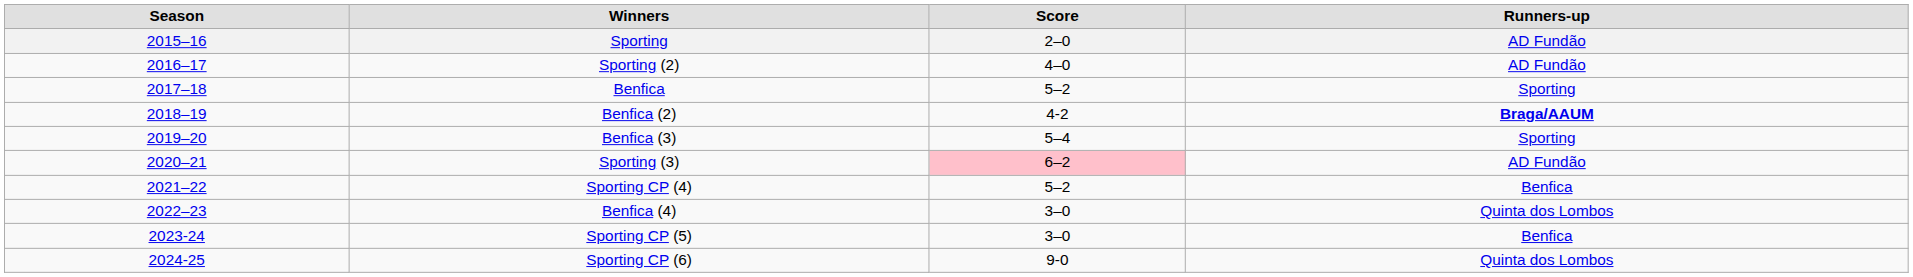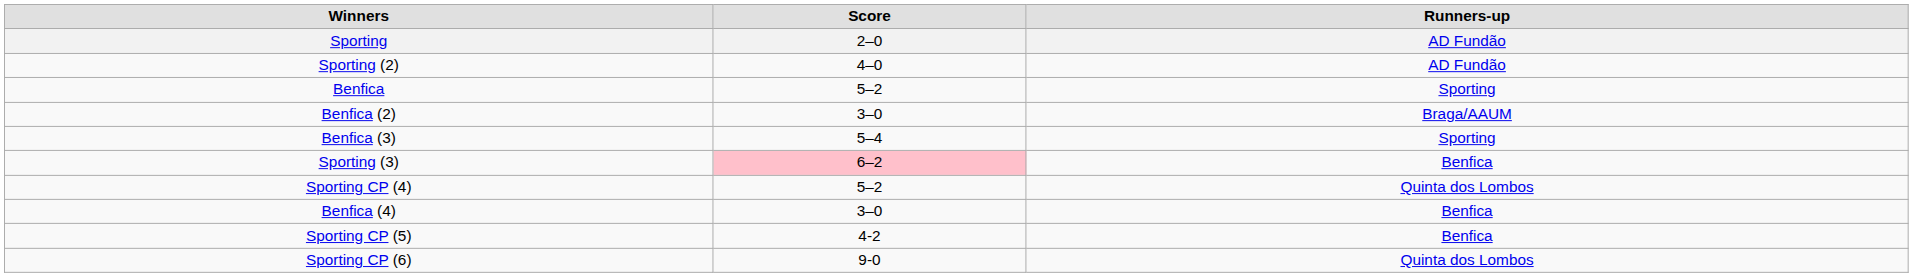- column: (177, 16)
(1057, 114) 4-2 -> (869, 114) 3–0
(1547, 114) bold -> (1467, 114) normal
(1547, 162) AD Fundão -> (1467, 162) Benfica
(1547, 187) Benfica -> (1467, 187) Quinta dos Lombos
(1547, 211) Quinta dos Lombos -> (1467, 211) Benfica
(1057, 235) 3–0 -> (869, 235) 4-2
